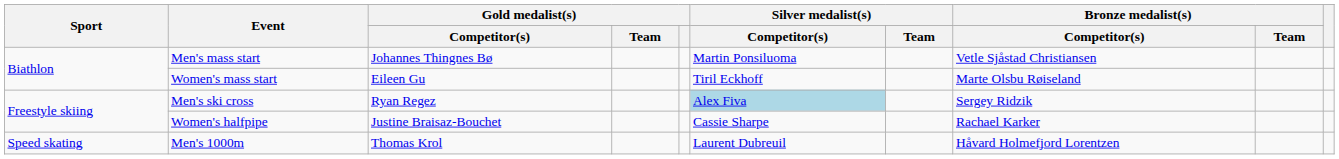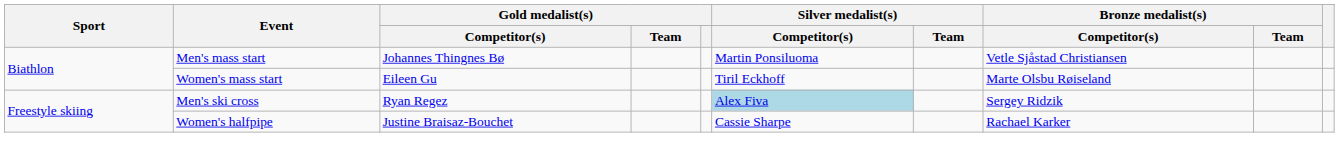- row: (208, 143)
